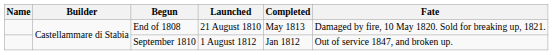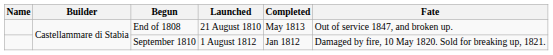(430, 27) Damaged by fire, 10 May 1820. Sold for breaking up, 1821. -> (384, 27) Out of service 1847, and broken up.
(384, 42) Out of service 1847, and broken up. -> (430, 42) Damaged by fire, 10 May 1820. Sold for breaking up, 1821.
